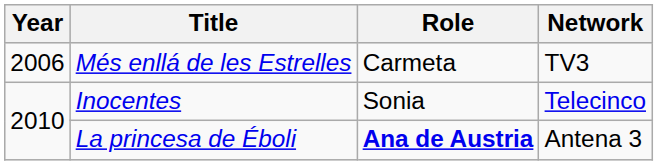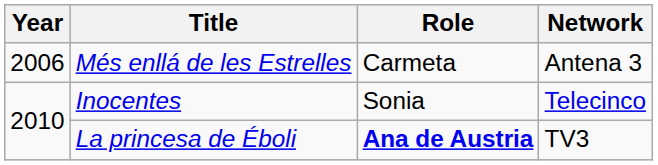(567, 62) TV3 -> (593, 62) Antena 3
(593, 139) Antena 3 -> (567, 139) TV3
